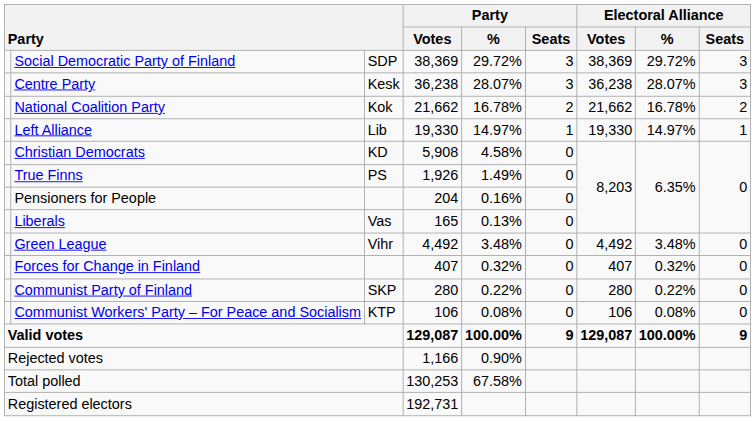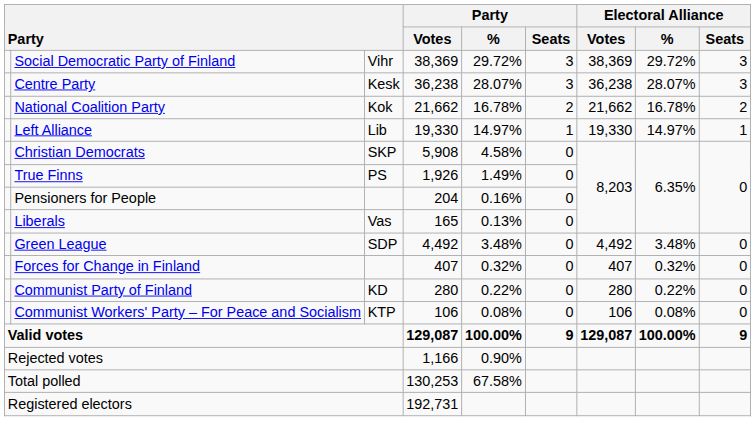(382, 61) SDP -> (380, 61) Vihr
(378, 152) KD -> (382, 152) SKP
(380, 244) Vihr -> (382, 244) SDP
(382, 289) SKP -> (378, 289) KD
